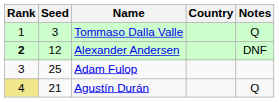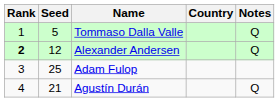(55, 32) 3 -> (55, 32) 5
(255, 50) DNF -> (255, 50) Q
(21, 87) khaki background -> (21, 87) no background
